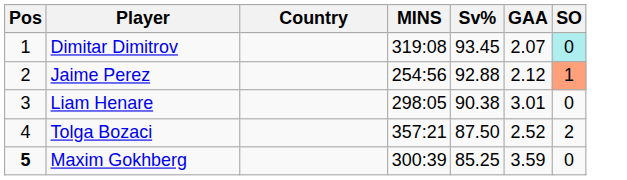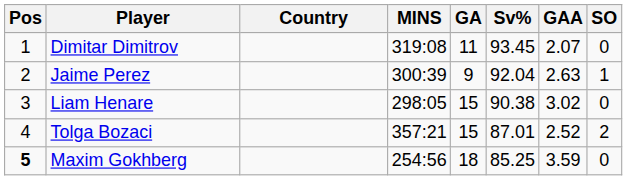+ column: (468, 18)
(569, 47) paleturquoise background -> (604, 47) no background
(419, 75) 254:56 -> (419, 75) 300:39
(477, 75) 92.88 -> (513, 75) 92.04
(528, 75) 2.12 -> (563, 75) 2.63
(569, 75) lightsalmon background -> (604, 75) no background
(528, 103) 3.01 -> (563, 103) 3.02
(477, 132) 87.50 -> (513, 132) 87.01
(419, 160) 300:39 -> (419, 160) 254:56
